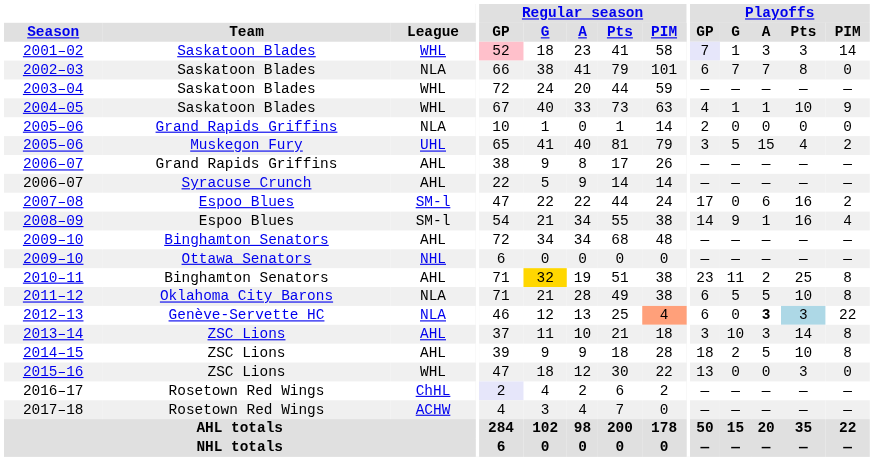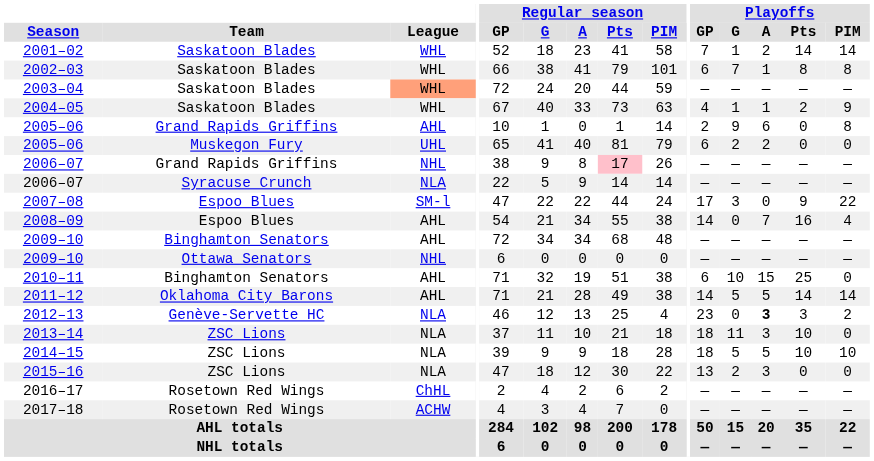(501, 51) pink background -> (501, 51) no background
(705, 51) lavender background -> (705, 51) no background
(766, 51) 3 -> (766, 51) 2
(803, 51) 3 -> (803, 51) 14
(433, 70) NLA -> (433, 70) WHL
(766, 70) 7 -> (766, 70) 1
(848, 70) 0 -> (848, 70) 8
(433, 89) no background -> (433, 89) lightsalmon background
(803, 108) 10 -> (803, 108) 2
(433, 127) NLA -> (433, 127) AHL
(735, 127) 0 -> (735, 127) 9
(766, 127) 0 -> (766, 127) 6
(848, 127) 0 -> (848, 127) 8
(705, 146) 3 -> (705, 146) 6
(735, 146) 5 -> (735, 146) 2
(766, 146) 15 -> (766, 146) 2
(803, 146) 4 -> (803, 146) 0
(848, 146) 2 -> (848, 146) 0
(433, 164) AHL -> (433, 164) NHL
(620, 164) no background -> (620, 164) pink background
(433, 183) AHL -> (433, 183) NLA
(735, 202) 0 -> (735, 202) 3
(766, 202) 6 -> (766, 202) 0
(803, 202) 16 -> (803, 202) 9
(848, 202) 2 -> (848, 202) 22
(433, 221) SM-l -> (433, 221) AHL
(735, 221) 9 -> (735, 221) 0
(766, 221) 1 -> (766, 221) 7
(545, 278) gold background -> (545, 278) no background
(705, 278) 23 -> (705, 278) 6
(735, 278) 11 -> (735, 278) 10
(766, 278) 2 -> (766, 278) 15
(848, 278) 8 -> (848, 278) 0
(433, 296) NLA -> (433, 296) AHL
(705, 296) 6 -> (705, 296) 14
(803, 296) 10 -> (803, 296) 14
(848, 296) 8 -> (848, 296) 14
(664, 315) lightsalmon background -> (664, 315) no background
(705, 315) 6 -> (705, 315) 23
(803, 315) lightblue background -> (803, 315) no background
(848, 315) 22 -> (848, 315) 2
(433, 334) AHL -> (433, 334) NLA
(705, 334) 3 -> (705, 334) 18
(735, 334) 10 -> (735, 334) 11
(803, 334) 14 -> (803, 334) 10
(848, 334) 8 -> (848, 334) 0
(433, 353) AHL -> (433, 353) NLA
(735, 353) 2 -> (735, 353) 5
(848, 353) 8 -> (848, 353) 10
(433, 372) WHL -> (433, 372) NLA
(735, 372) 0 -> (735, 372) 2
(766, 372) 0 -> (766, 372) 3
(803, 372) 3 -> (803, 372) 0
(501, 391) lavender background -> (501, 391) no background
